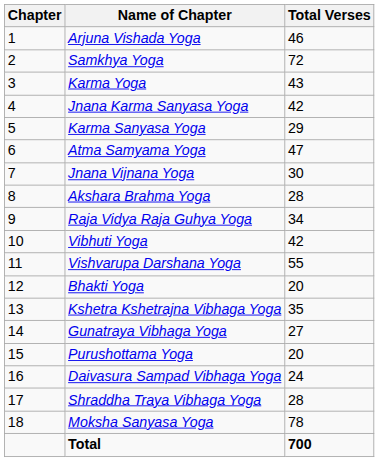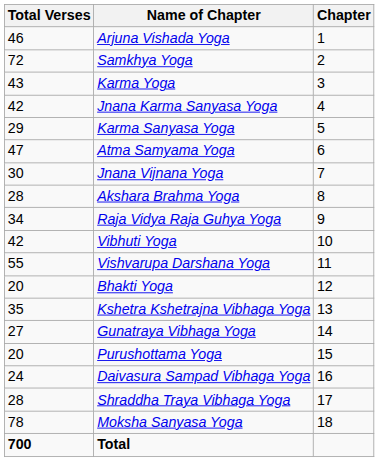columns swapped: (35, 15) <-> (329, 15)
